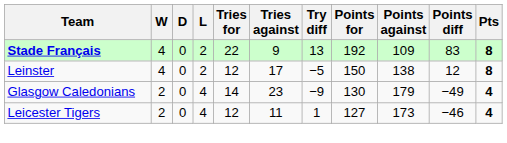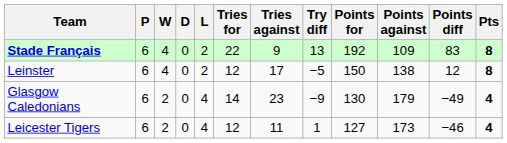+ column: (145, 22)
